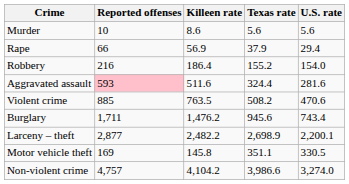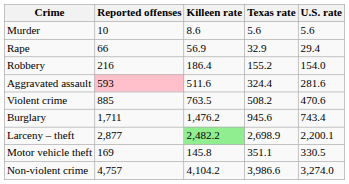(257, 48) 37.9 -> (257, 48) 32.9
(203, 135) no background -> (203, 135) lightgreen background
